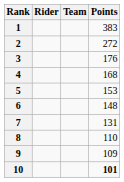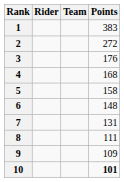(110, 91) 153 -> (110, 91) 158
(110, 138) 110 -> (110, 138) 111
